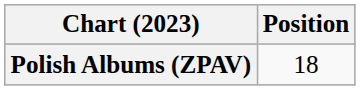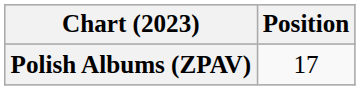(306, 64) 18 -> (306, 64) 17
